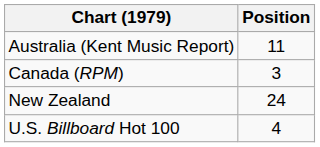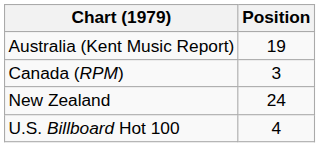(276, 45) 11 -> (276, 45) 19
